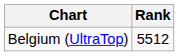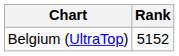(153, 39) 5512 -> (153, 39) 5152
